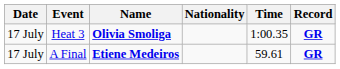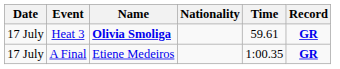(269, 34) 1:00.35 -> (264, 34) 59.61
(136, 53) bold -> (133, 53) normal
(269, 53) 59.61 -> (264, 53) 1:00.35
